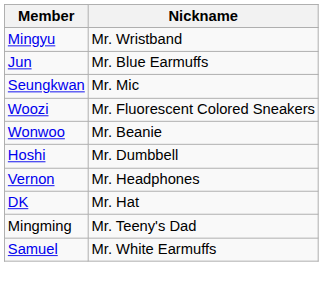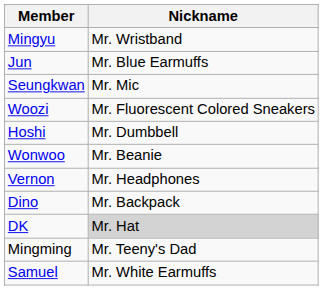rows swapped: (36, 132) <-> (27, 156)
+ row: (23, 202)
(115, 202) no background -> (115, 226) lightgrey background
